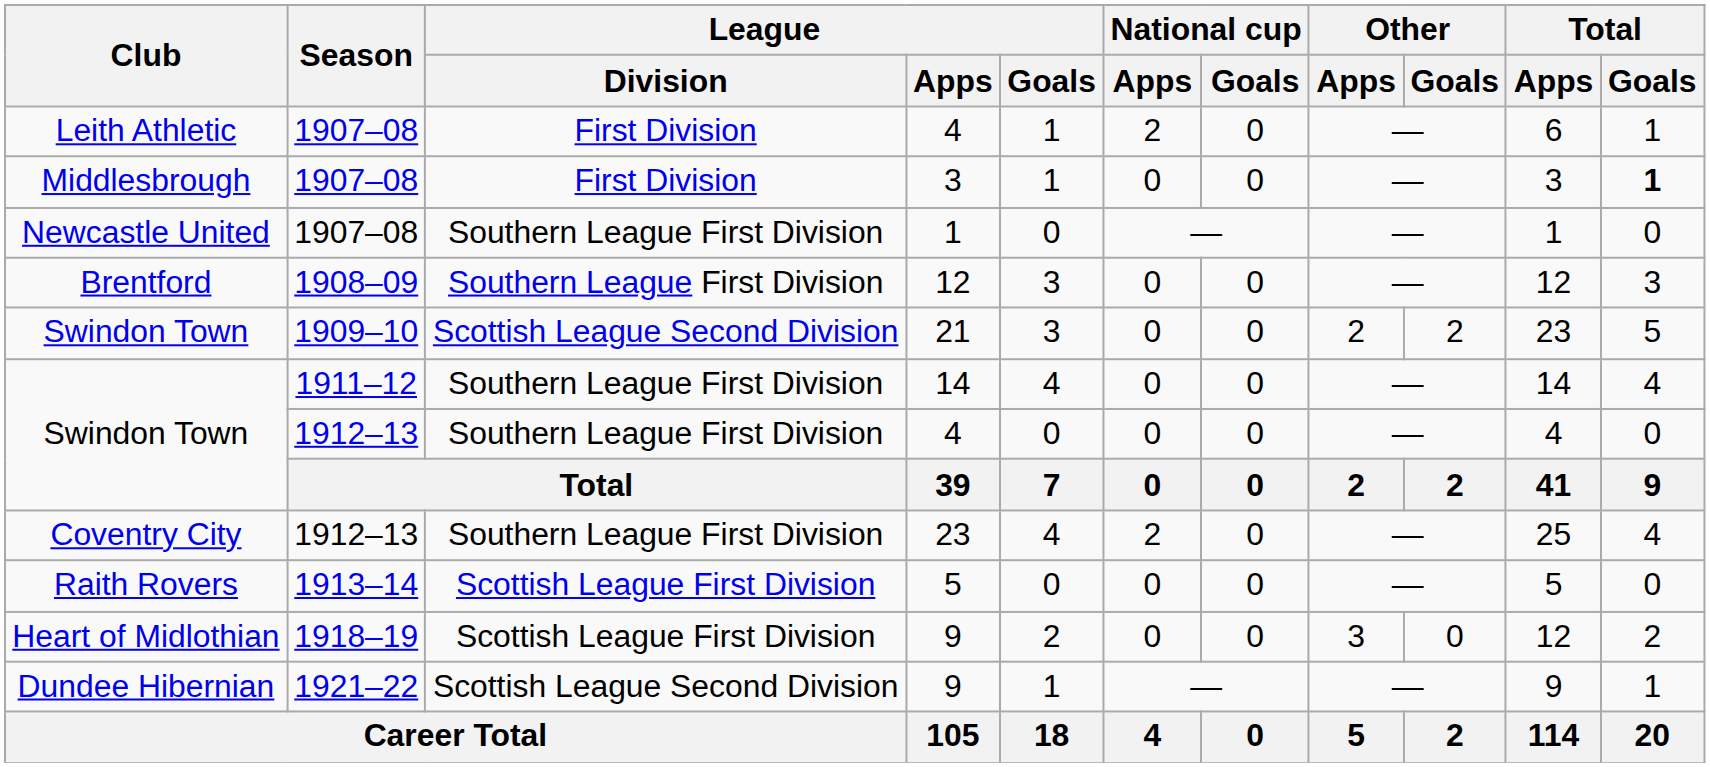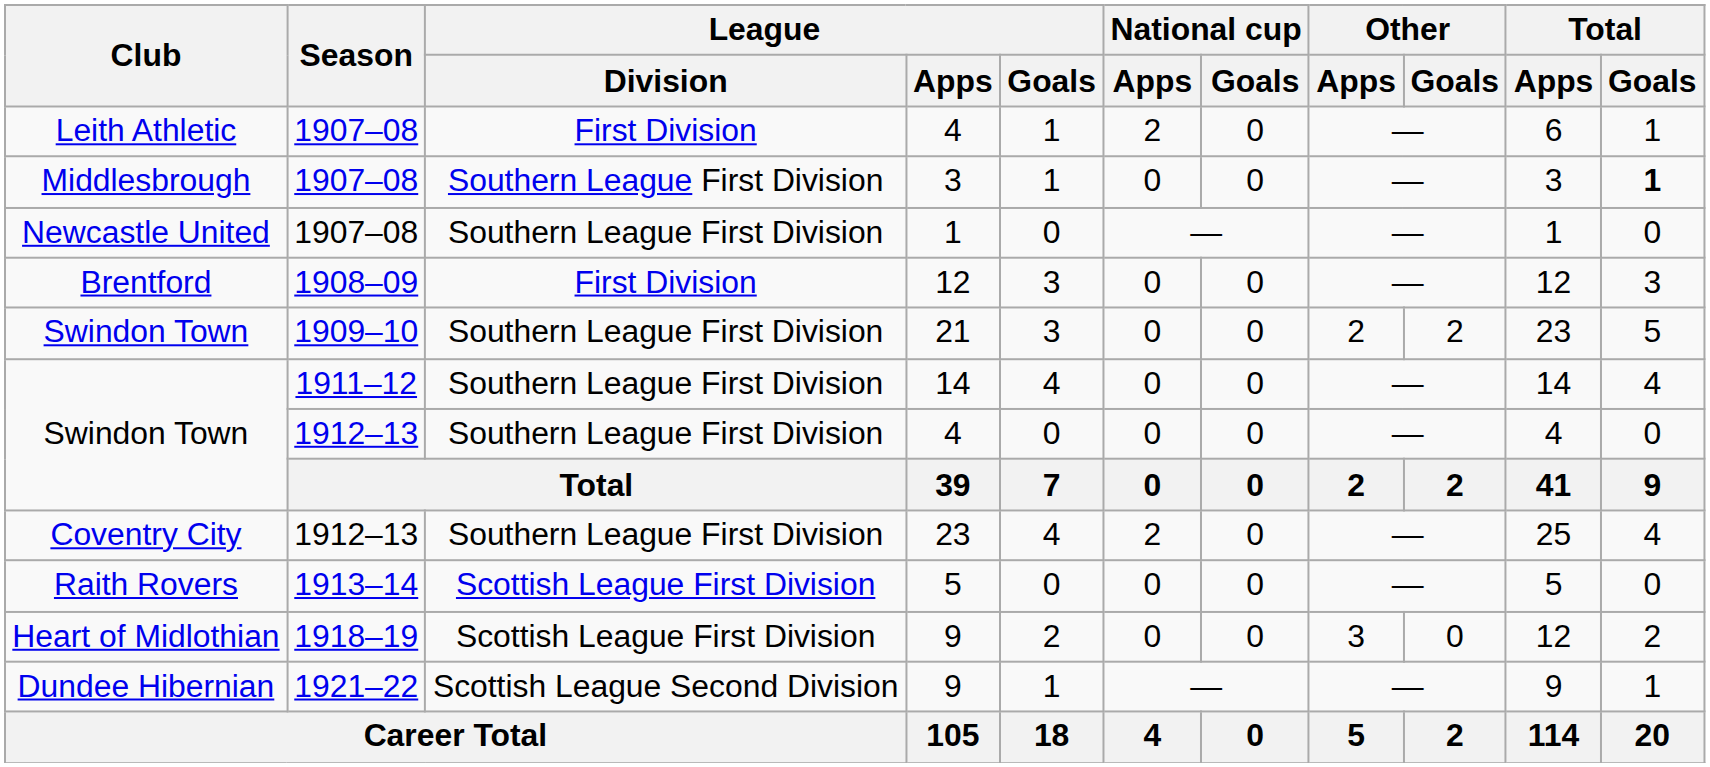(666, 181) First Division -> (666, 181) Southern League First Division
(666, 282) Southern League First Division -> (666, 282) First Division
(666, 332) Scottish League Second Division -> (666, 332) Southern League First Division
